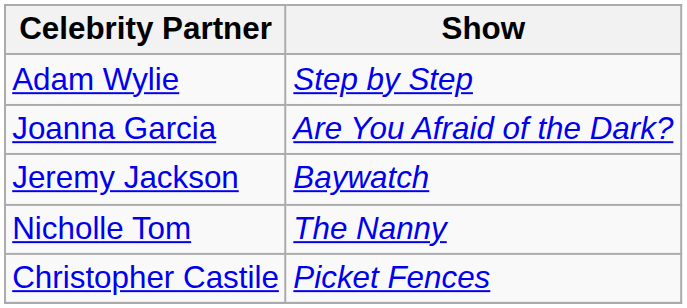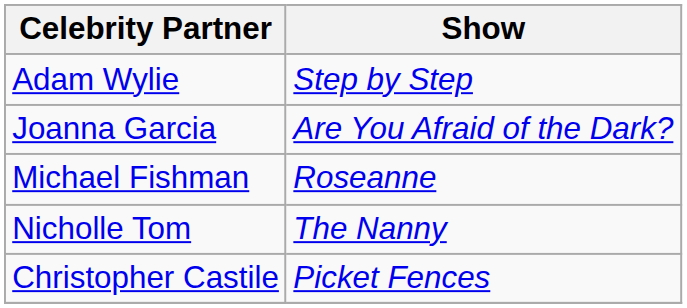- row: (125, 178)
+ row: (131, 178)
